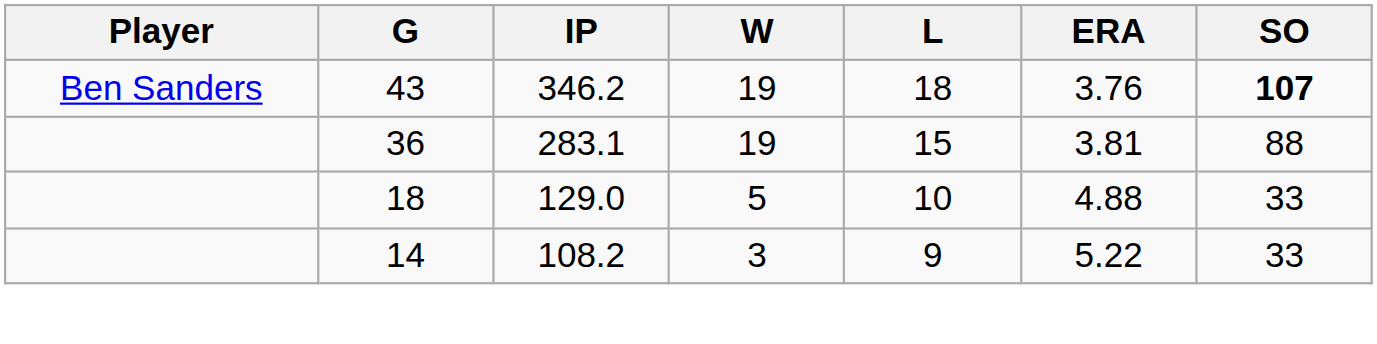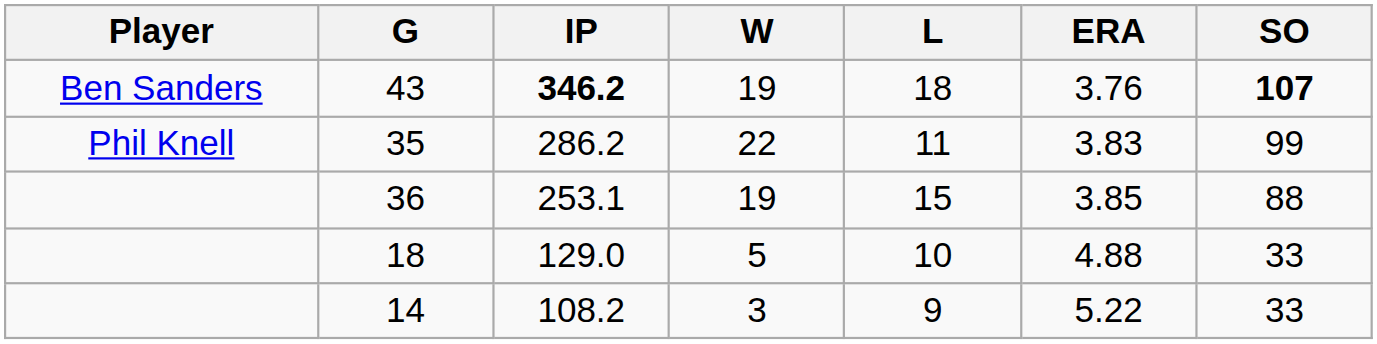(581, 87) normal -> (581, 87) bold
+ row: (405, 143)
(581, 143) 283.1 -> (581, 198) 253.1
(1109, 143) 3.81 -> (1109, 198) 3.85
